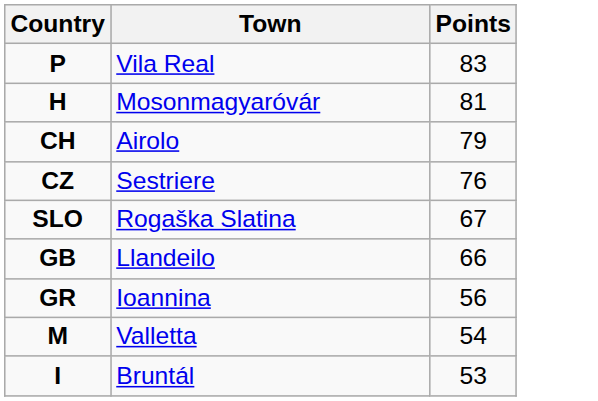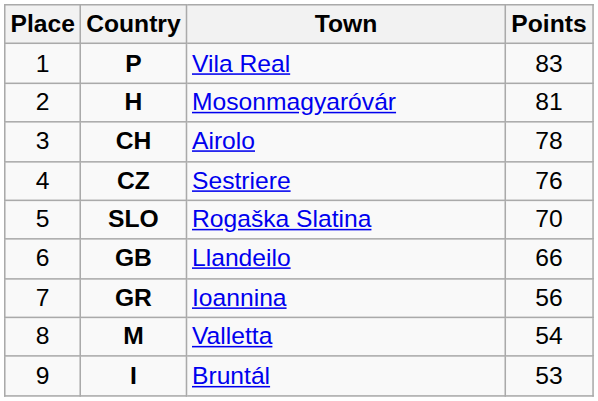+ column: (43, 24)
(473, 141) 79 -> (549, 141) 78
(473, 219) 67 -> (549, 219) 70
